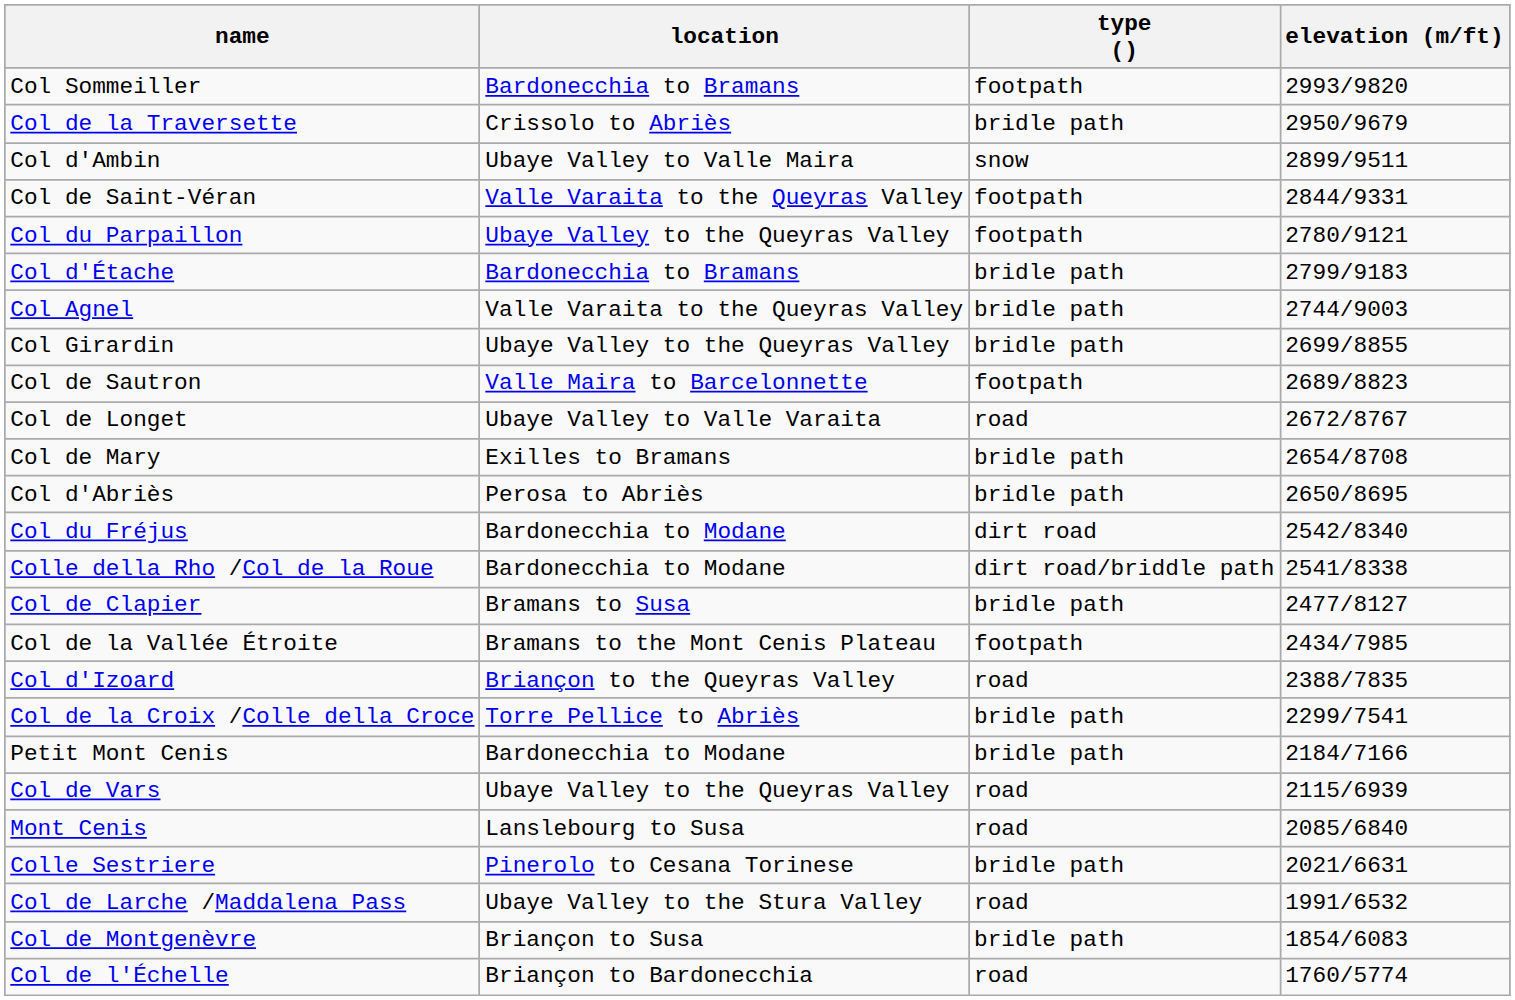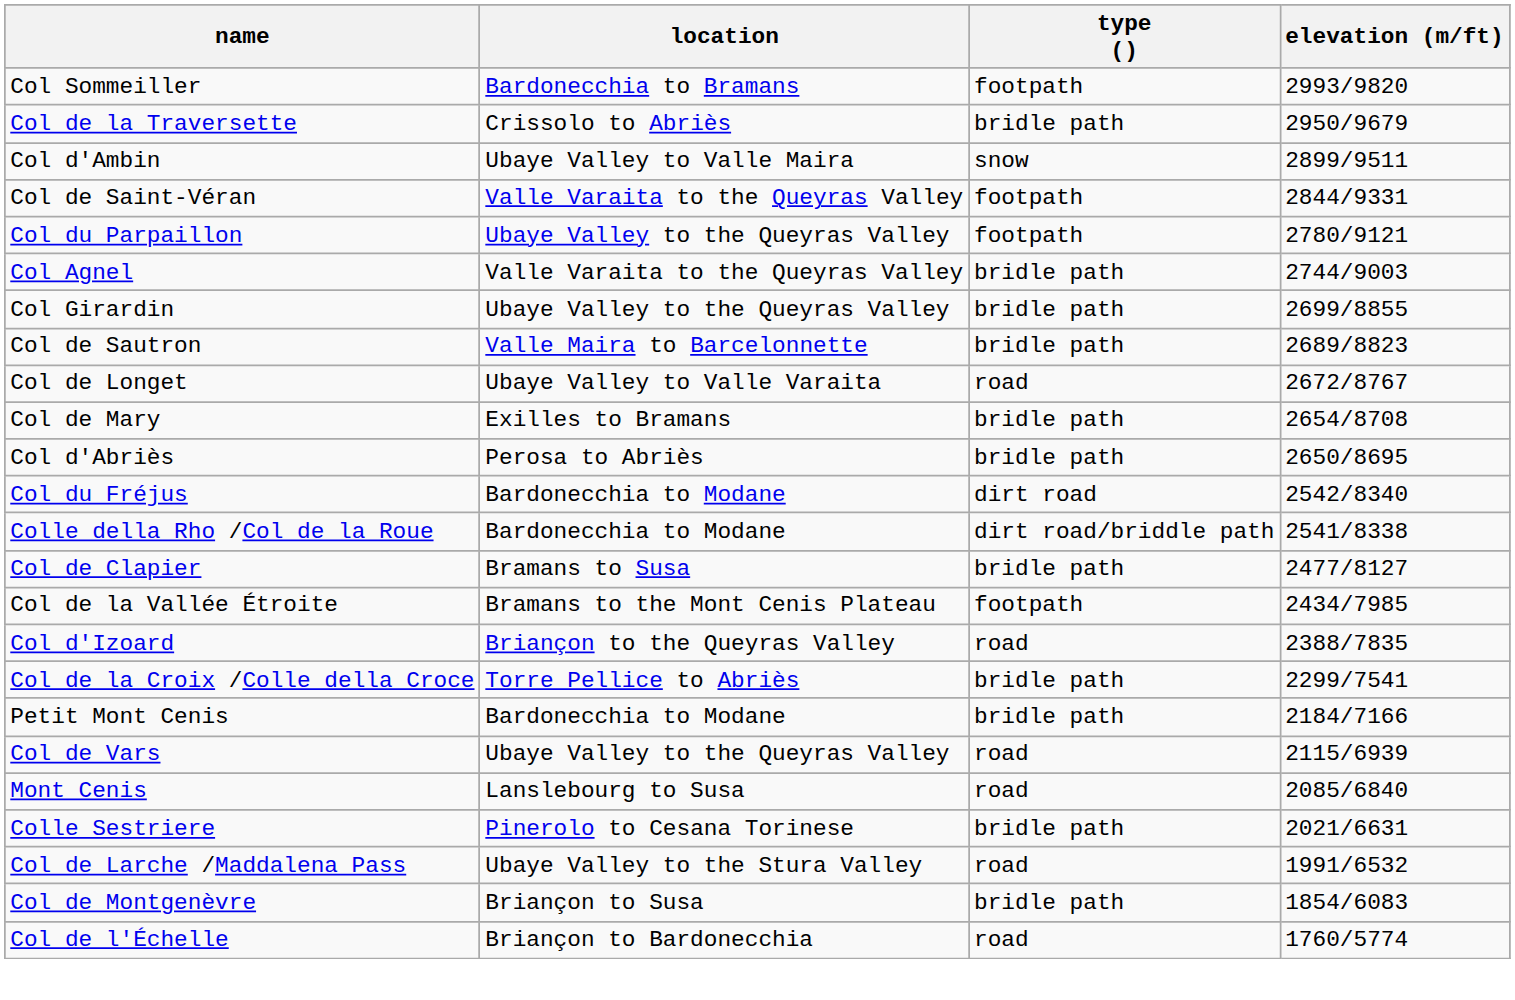- row: (92, 272)
(1029, 383) footpath -> (1049, 346) bridle path
